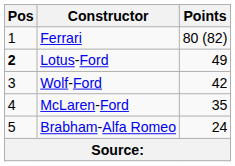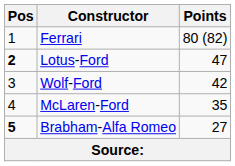(220, 61) 49 -> (220, 61) 47
(12, 128) normal -> (12, 128) bold
(220, 128) 24 -> (220, 128) 27
